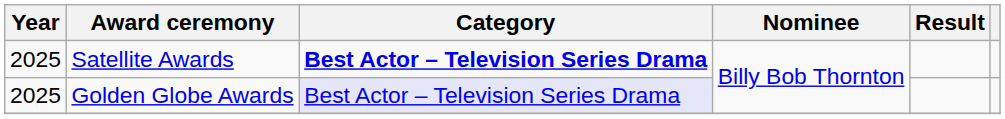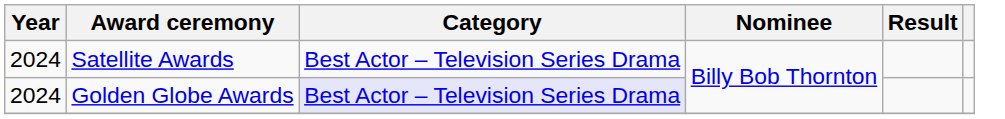(35, 58) 2025 -> (35, 58) 2024
(506, 58) bold -> (492, 58) normal
(35, 95) 2025 -> (35, 95) 2024
